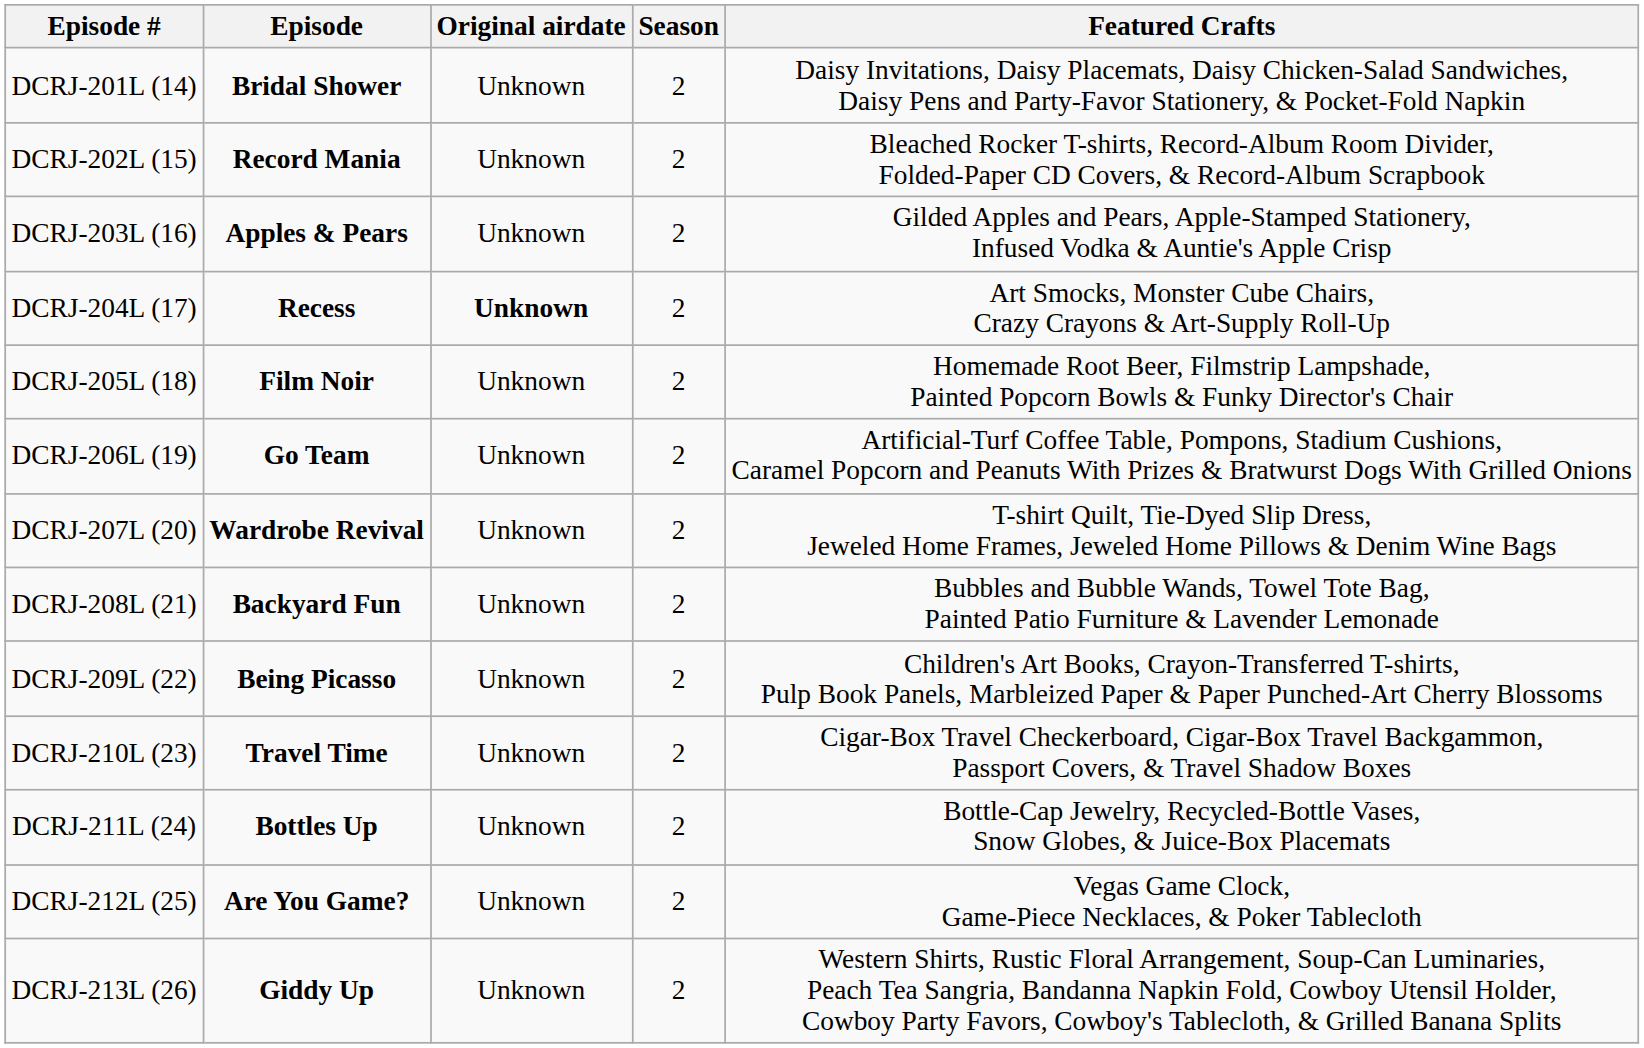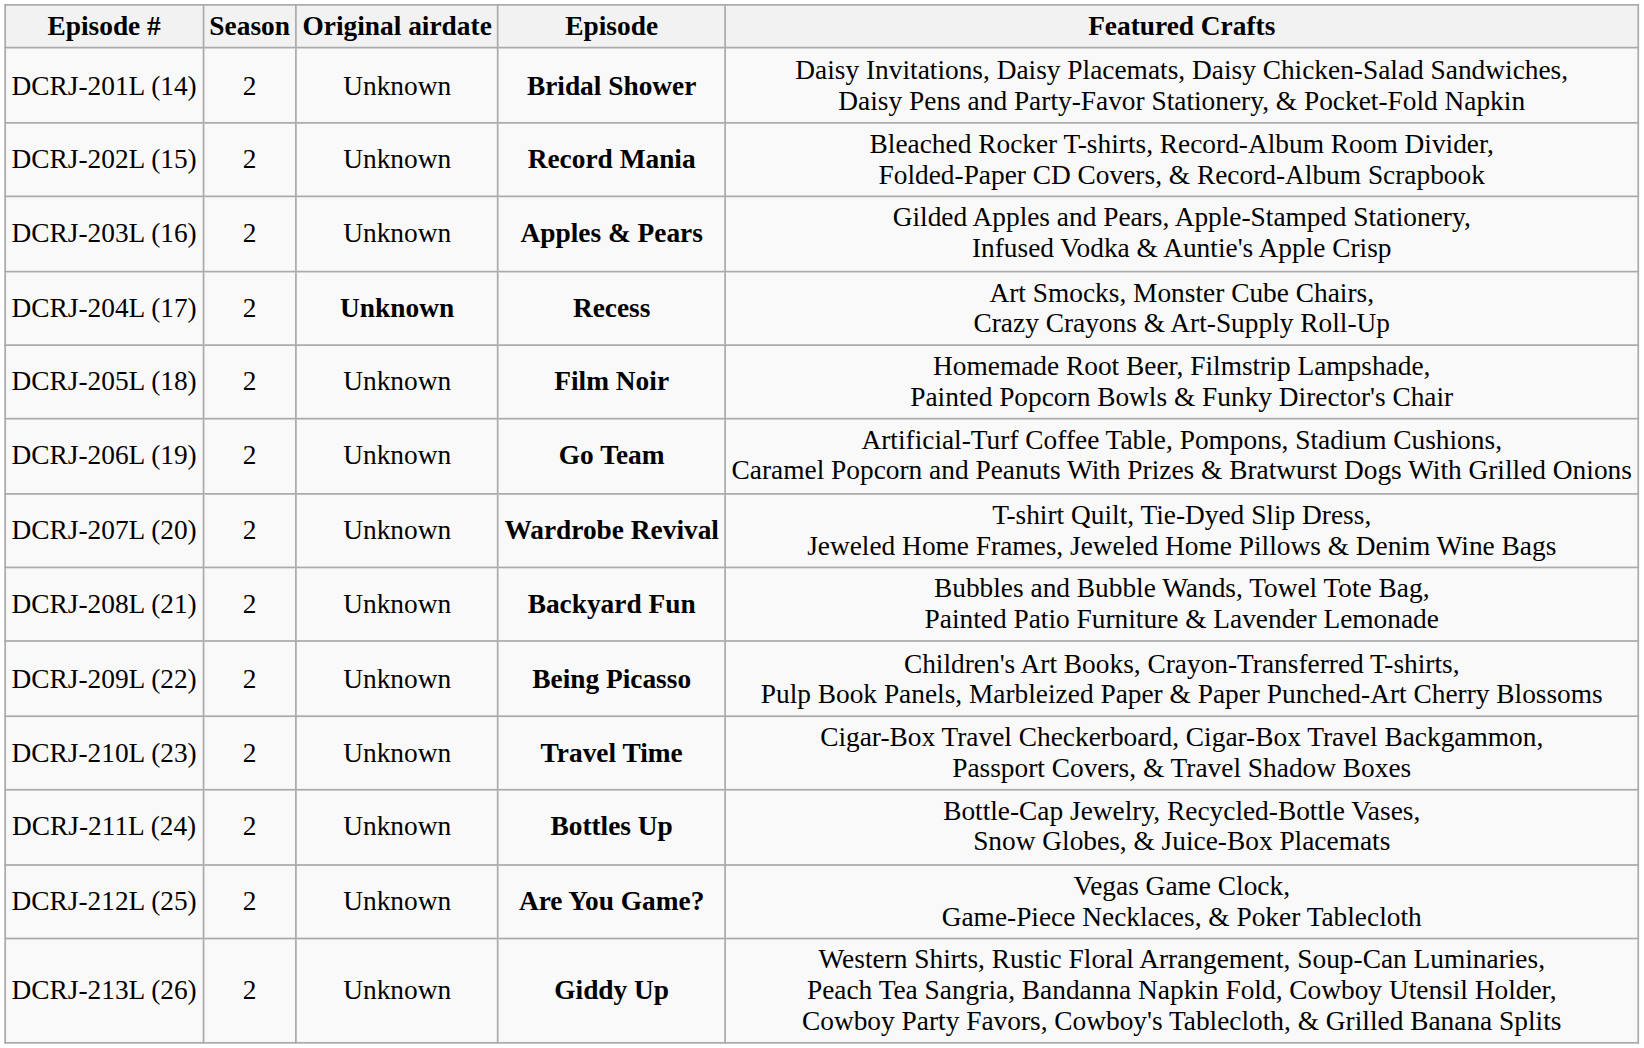columns swapped: (317, 26) <-> (679, 26)
